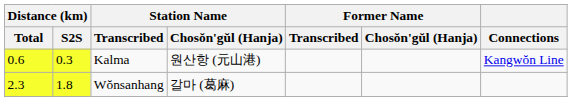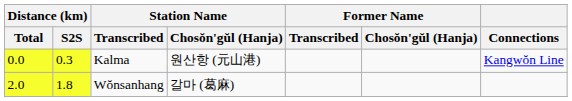(16, 61) 0.6 -> (16, 61) 0.0
(16, 84) 2.3 -> (16, 84) 2.0
